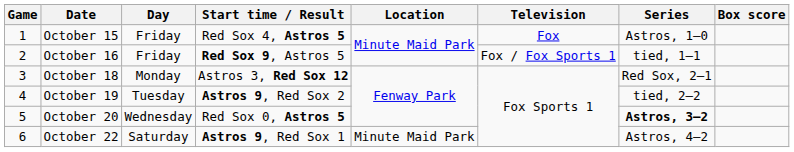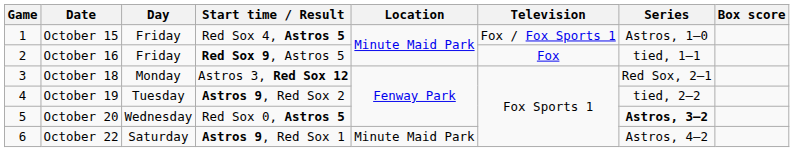(548, 35) Fox -> (548, 35) Fox / Fox Sports 1
(548, 55) Fox / Fox Sports 1 -> (548, 55) Fox
